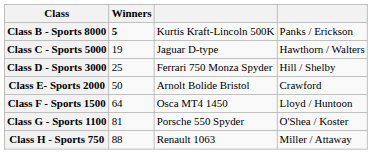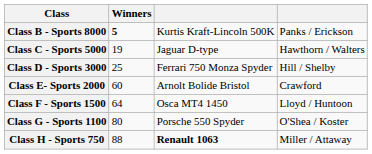(117, 85) 50 -> (117, 85) 60
(117, 121) 81 -> (117, 121) 80
(186, 140) normal -> (187, 140) bold
